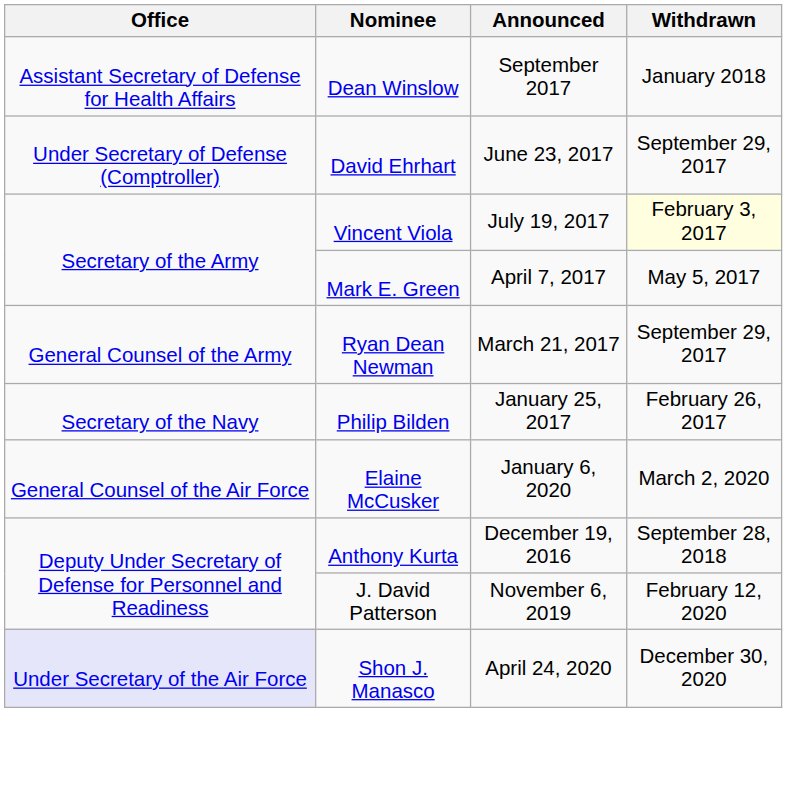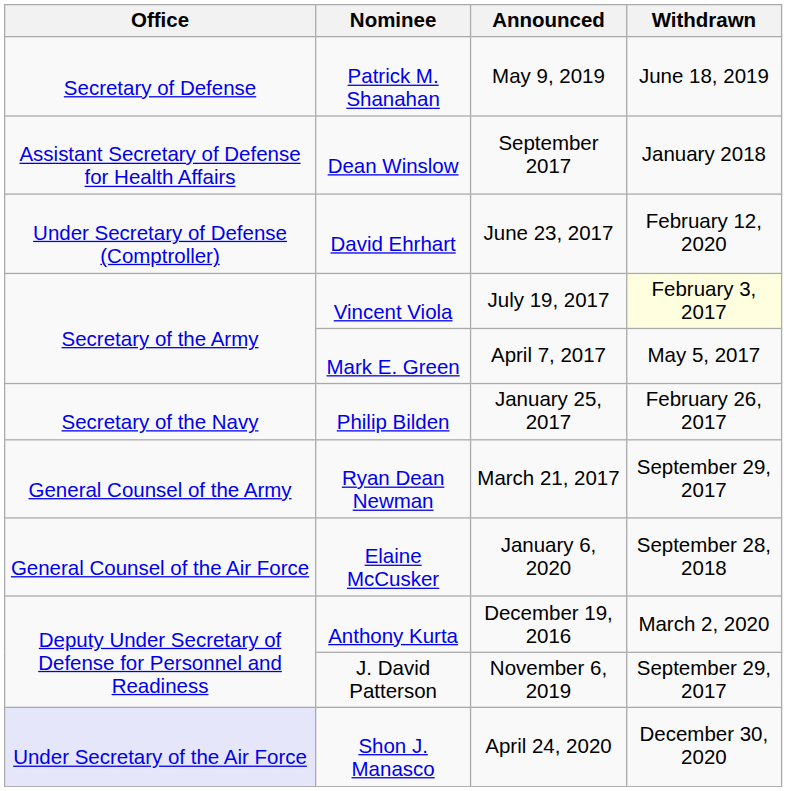+ row: (393, 87)
(704, 154) September 29, 2017 -> (704, 233) February 12, 2020
rows swapped: (393, 355) <-> (393, 422)
(704, 478) March 2, 2020 -> (704, 557) September 28, 2018
(704, 545) September 28, 2018 -> (704, 624) March 2, 2020
(704, 601) February 12, 2020 -> (704, 679) September 29, 2017
